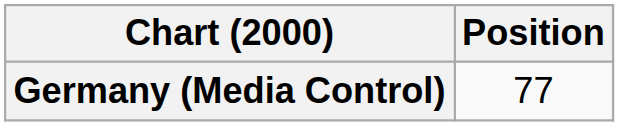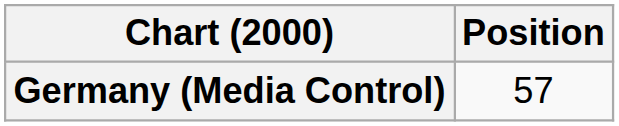(533, 90) 77 -> (533, 90) 57
